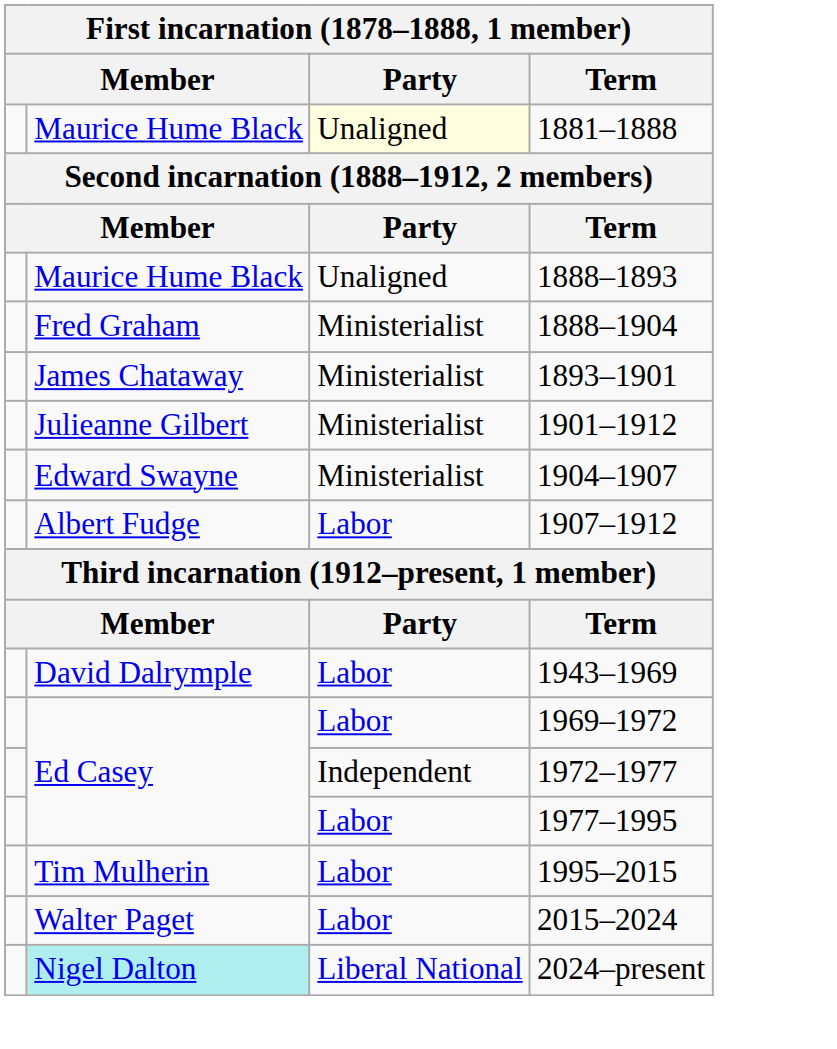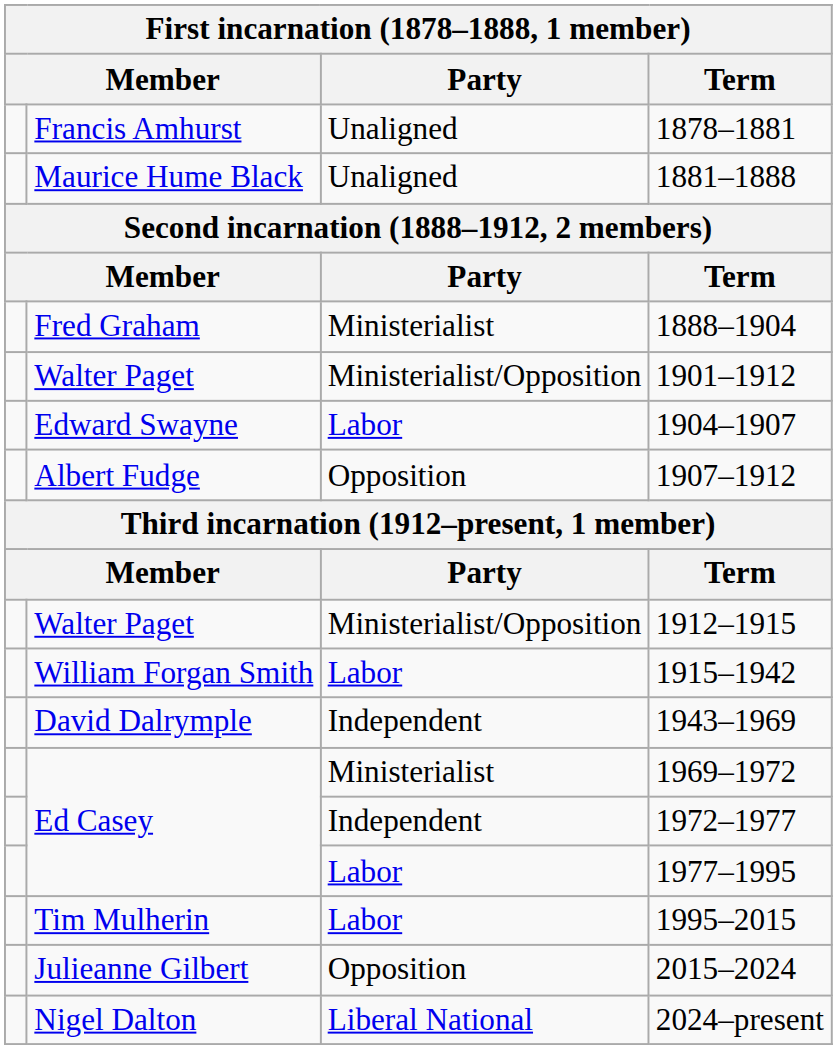+ row: (726, 128)
(382, 128) lightyellow background -> (393, 177) no background
- row: (607, 276)
- row: (607, 375)
(141, 425) Julieanne Gilbert -> (114, 375) Walter Paget
(401, 425) Ministerialist -> (485, 375) Ministerialist/Opposition
(401, 474) Ministerialist -> (365, 425) Labor
(355, 524) Labor -> (397, 474) Opposition
+ row: (726, 623)
+ row: (726, 672)
(355, 672) Labor -> (405, 721) Independent
(355, 721) Labor -> (411, 771) Ministerialist
(114, 919) Walter Paget -> (141, 969) Julieanne Gilbert
(355, 919) Labor -> (397, 969) Opposition
(115, 969) paleturquoise background -> (115, 1018) no background
